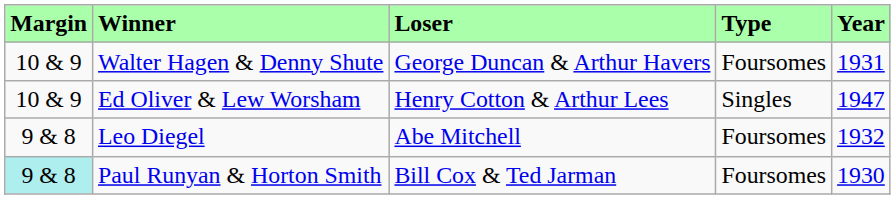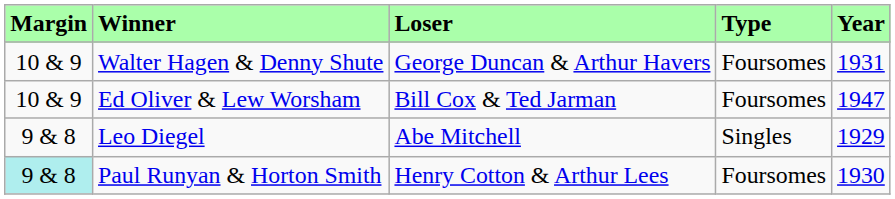(532, 99) Henry Cotton & Arthur Lees -> (505, 99) Bill Cox & Ted Jarman
(757, 99) Singles -> (774, 99) Foursomes
(774, 136) Foursomes -> (757, 136) Singles
(861, 136) 1932 -> (861, 136) 1929
(505, 174) Bill Cox & Ted Jarman -> (532, 174) Henry Cotton & Arthur Lees
